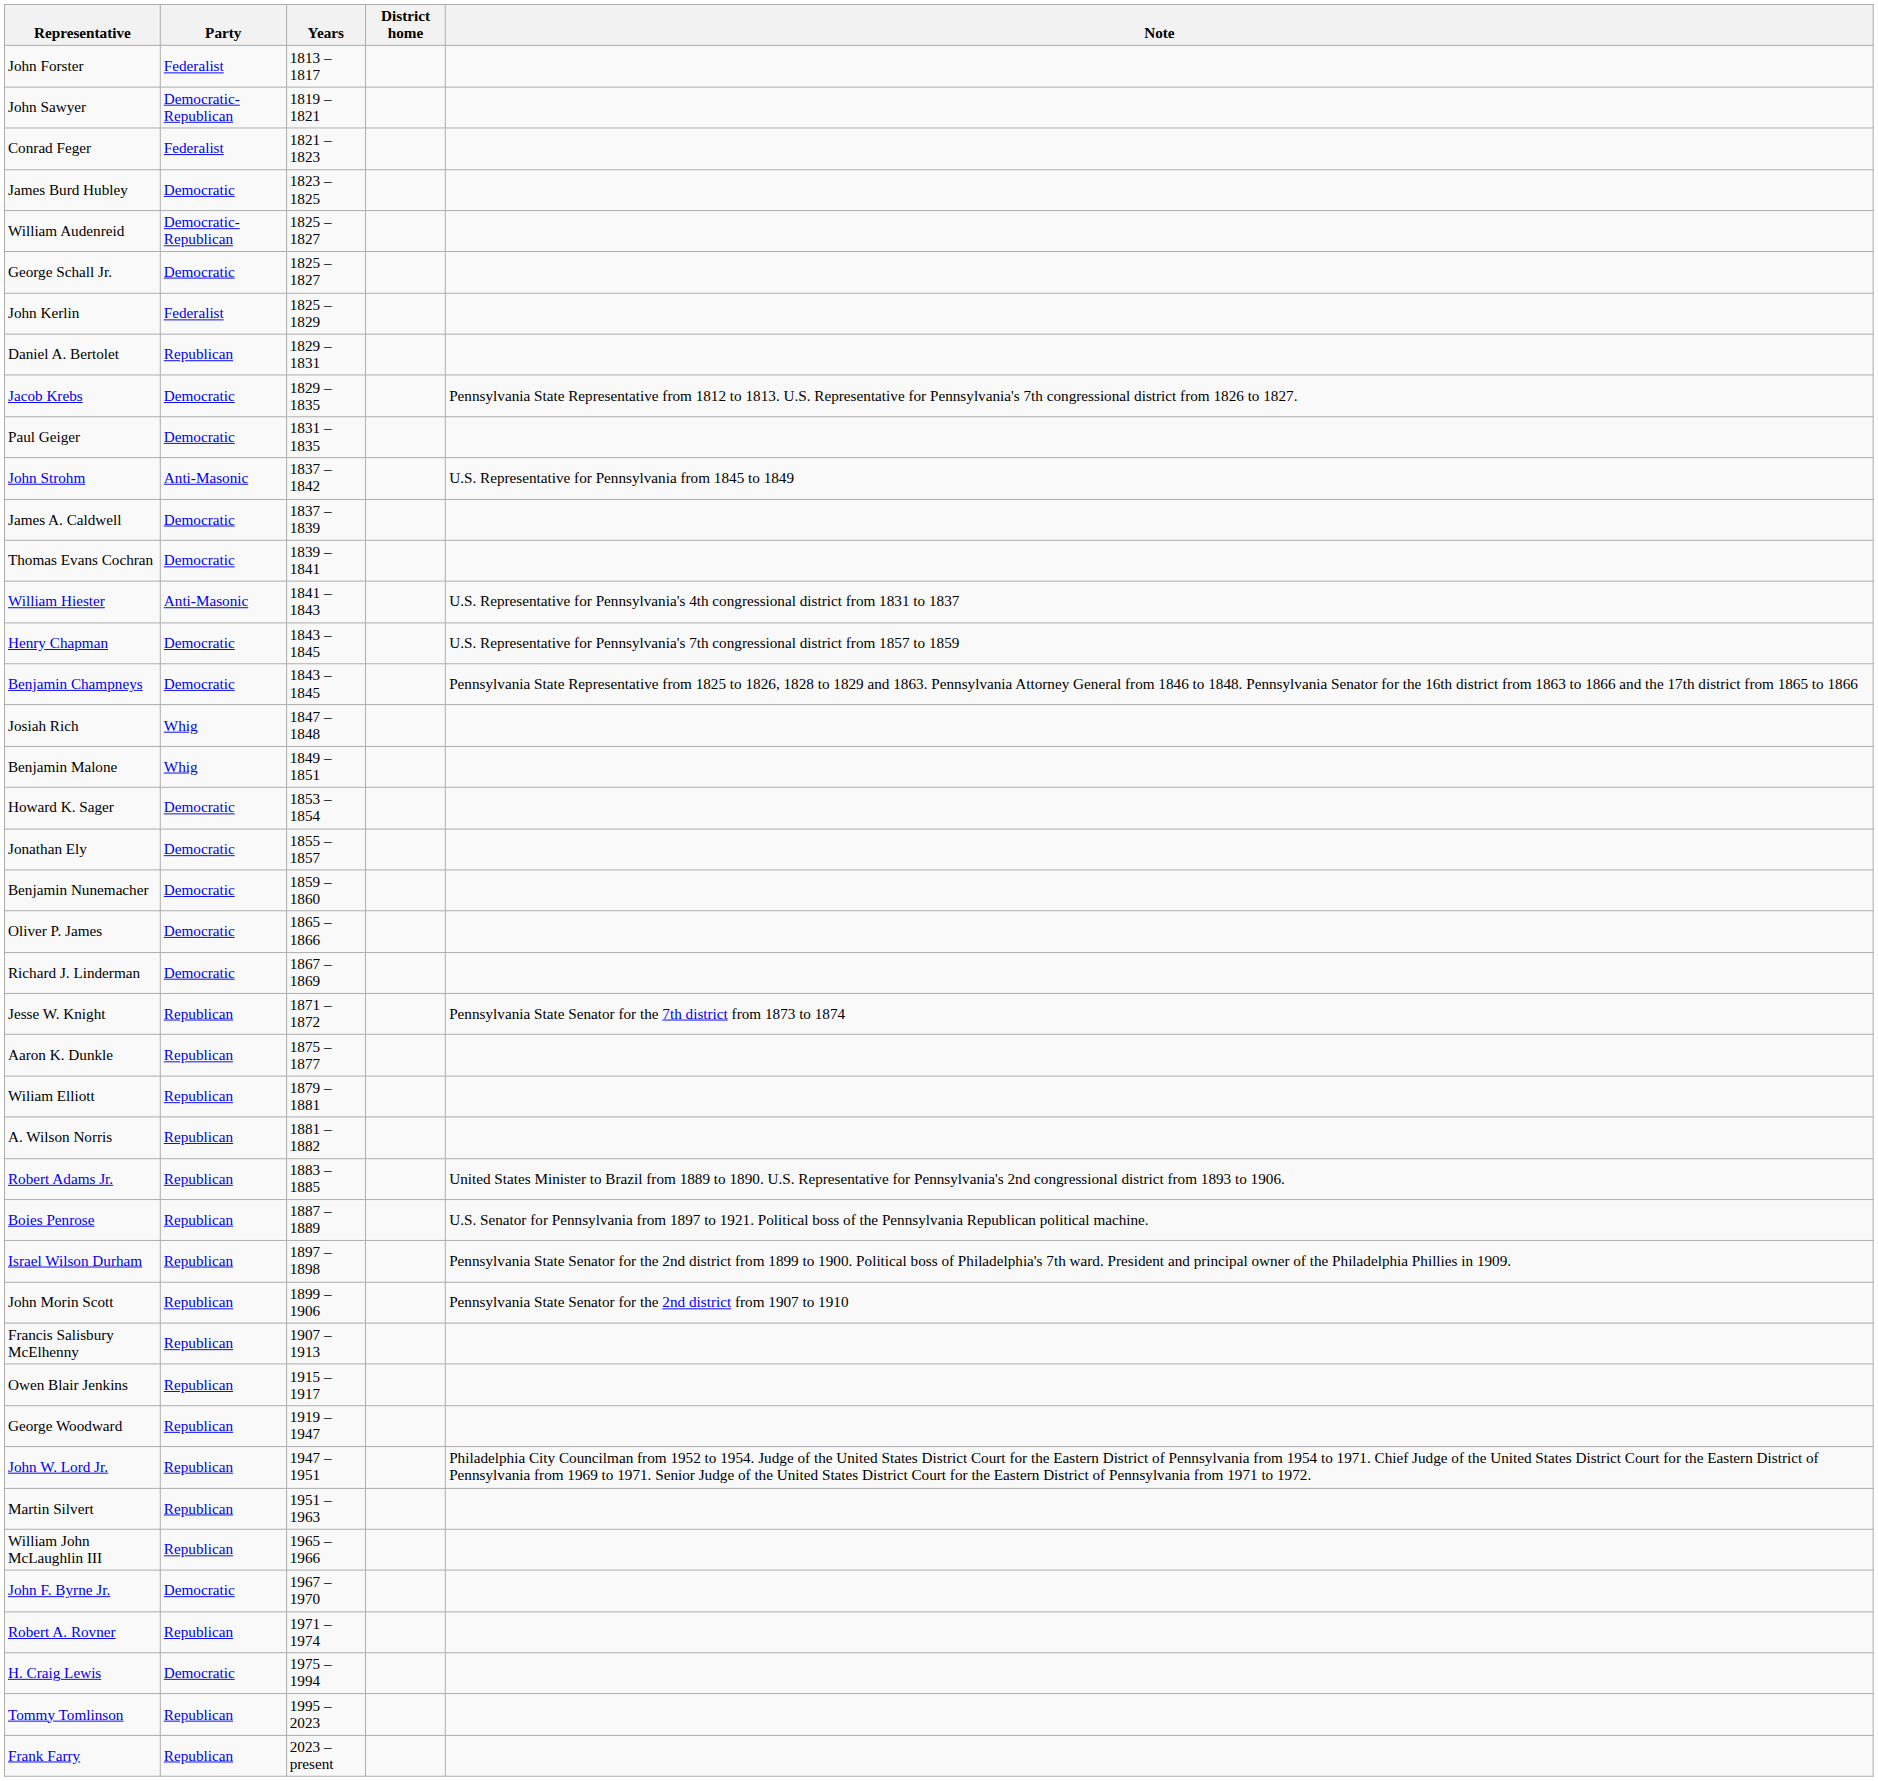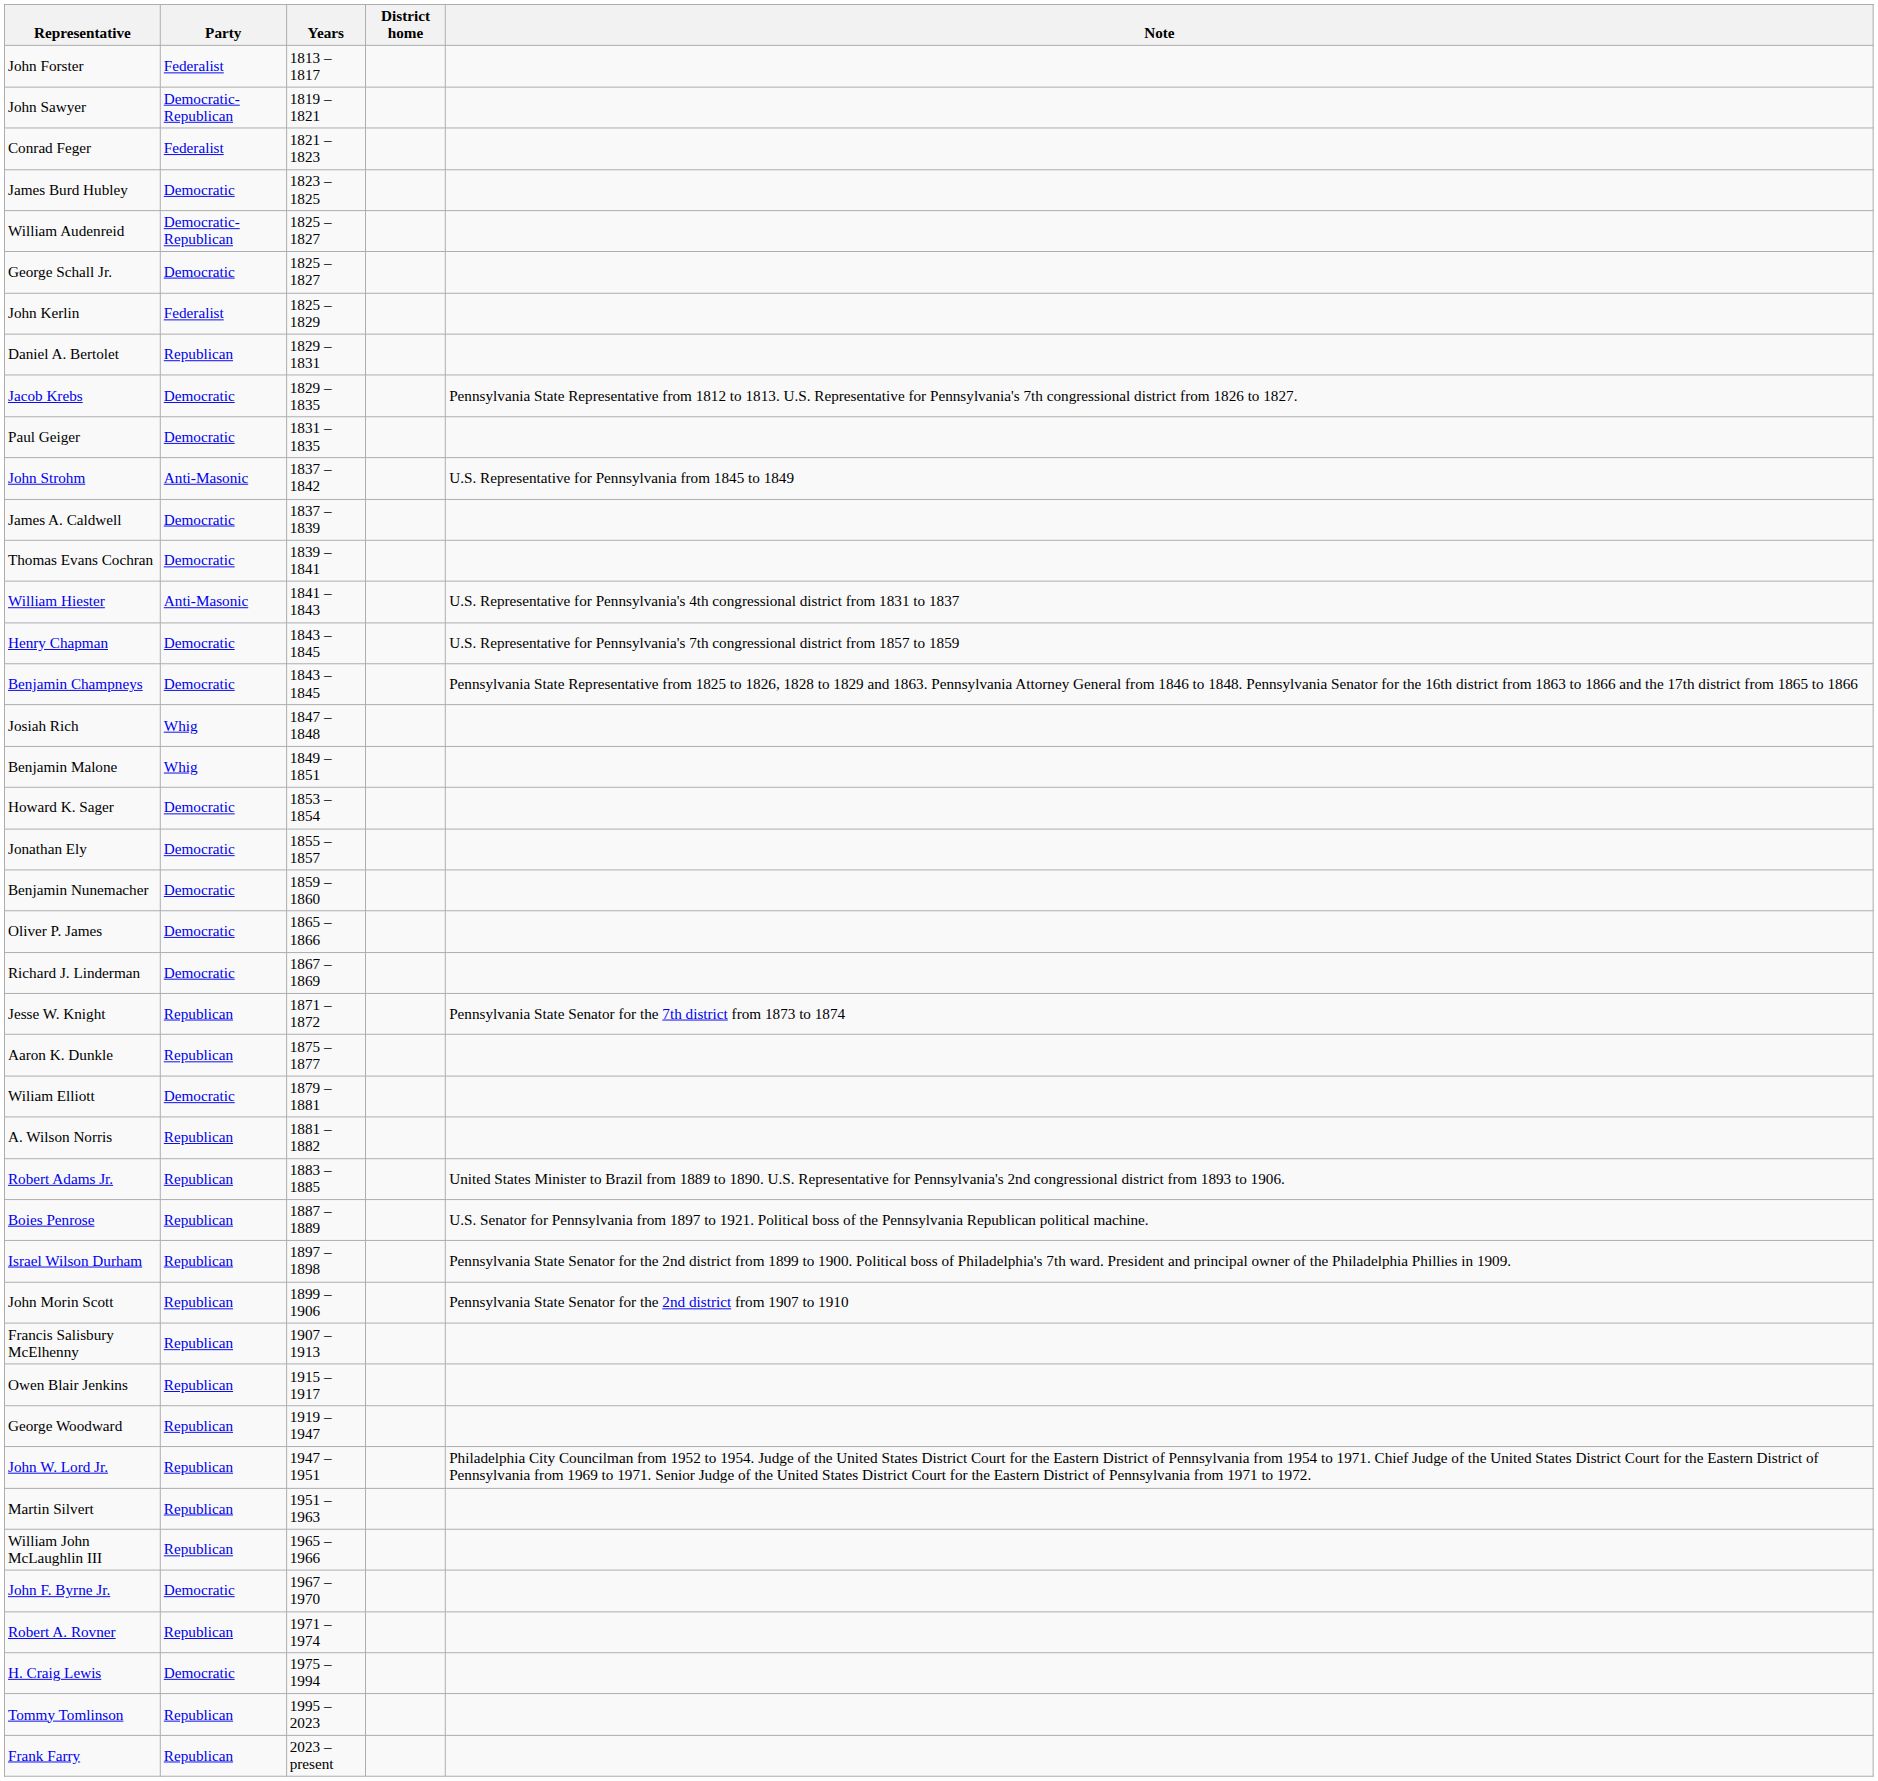(198, 1096) Republican -> (199, 1096) Democratic
